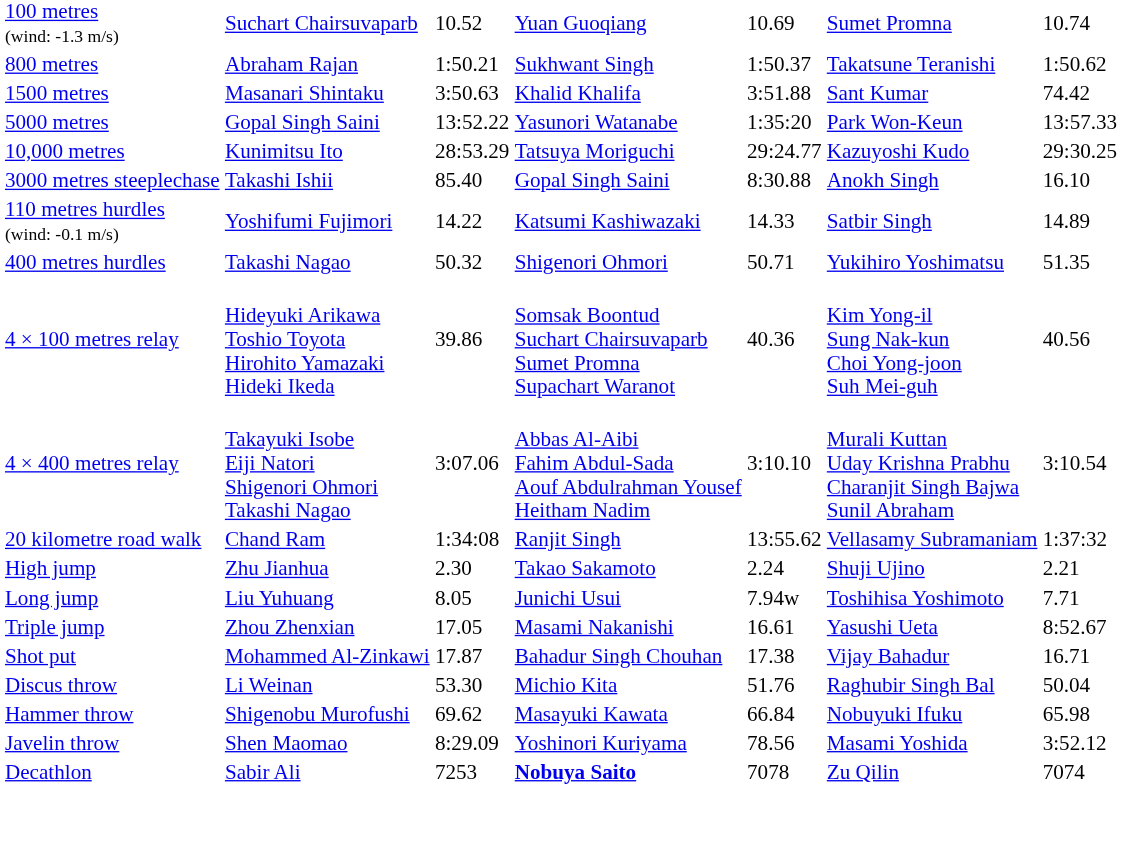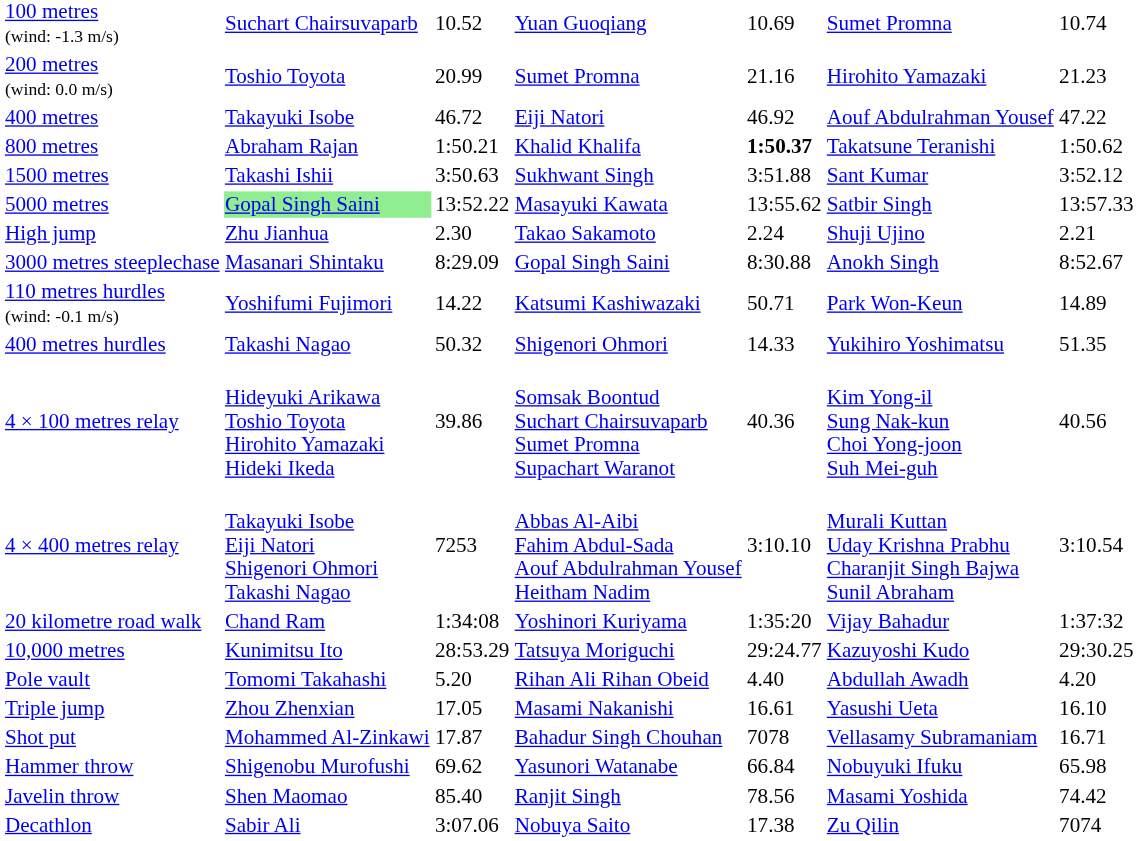+ row: (59, 76)
+ row: (52, 117)
(584, 64) Sukhwant Singh -> (578, 146) Khalid Khalifa
(779, 64) normal -> (780, 146) bold
(304, 93) Masanari Shintaku -> (279, 175) Takashi Ishii
(578, 93) Khalid Khalifa -> (584, 175) Sukhwant Singh
(1066, 93) 74.42 -> (1091, 175) 3:52.12
(302, 122) no background -> (302, 204) lightgreen background
(596, 122) Yasunori Watanabe -> (591, 204) Masayuki Kawata
(779, 122) 1:35:20 -> (784, 204) 13:55.62
(895, 122) Park Won-Keun -> (879, 204) Satbir Singh
rows swapped: (65, 151) <-> (50, 568)
(279, 180) Takashi Ishii -> (304, 262) Masanari Shintaku
(459, 180) 85.40 -> (467, 262) 8:29.09
(1066, 180) 16.10 -> (1091, 262) 8:52.67
(771, 221) 14.33 -> (771, 303) 50.71
(879, 221) Satbir Singh -> (895, 303) Park Won-Keun
(771, 262) 50.71 -> (771, 344) 14.33
(467, 463) 3:07.06 -> (456, 544) 7253
(568, 539) Ranjit Singh -> (601, 621) Yoshinori Kuriyama
(784, 539) 13:55.62 -> (779, 621) 1:35:20
(932, 539) Vellasamy Subramaniam -> (888, 621) Vijay Bahadur
+ row: (47, 679)
- row: (52, 597)
(1075, 626) 8:52.67 -> (1083, 708) 16.10
(771, 655) 17.38 -> (768, 737) 7078
(888, 655) Vijay Bahadur -> (932, 737) Vellasamy Subramaniam
- row: (61, 684)
(591, 713) Masayuki Kawata -> (596, 766) Yasunori Watanabe
(467, 742) 8:29.09 -> (459, 795) 85.40
(601, 742) Yoshinori Kuriyama -> (568, 795) Ranjit Singh
(1075, 742) 3:52.12 -> (1083, 795) 74.42
(456, 772) 7253 -> (467, 824) 3:07.06
(575, 772) bold -> (572, 824) normal
(768, 772) 7078 -> (771, 824) 17.38
